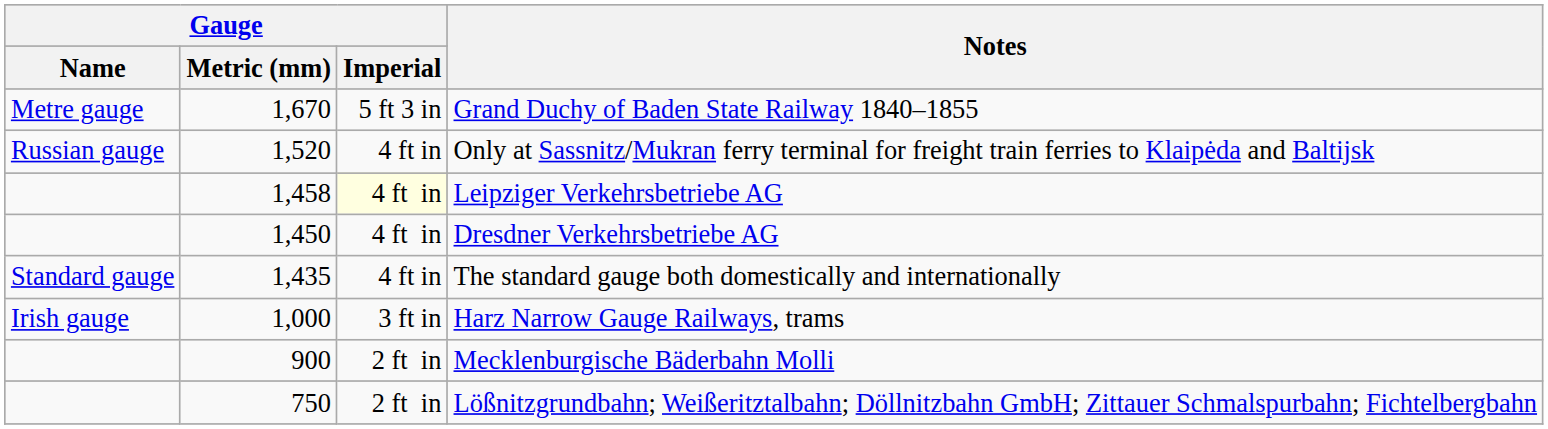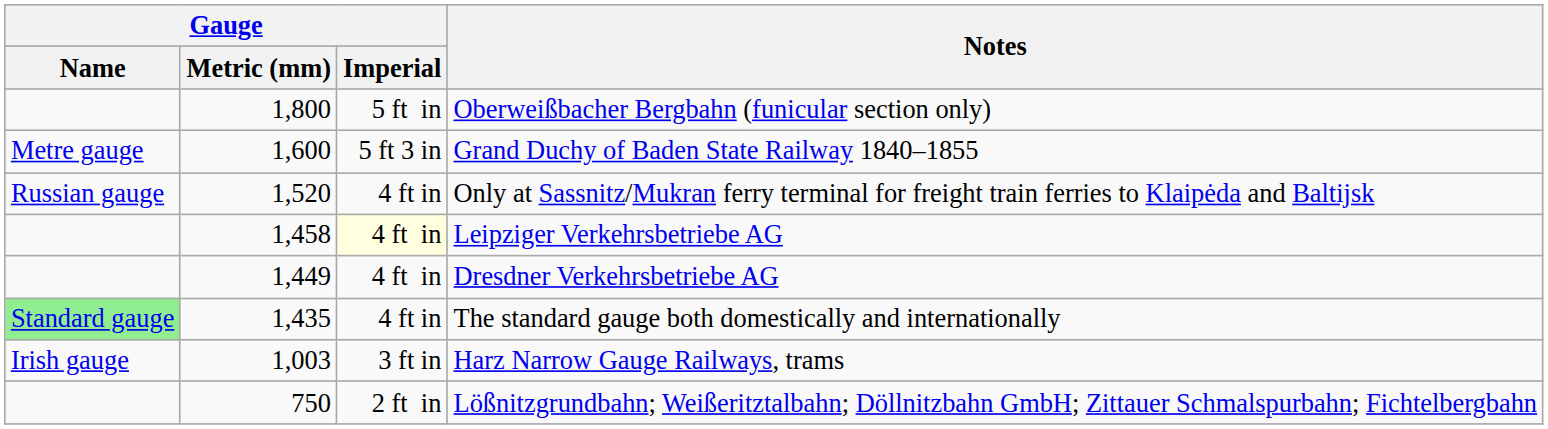+ row: (722, 109)
(301, 109) 1,670 -> (301, 151) 1,600
(301, 234) 1,450 -> (301, 276) 1,449
(93, 276) no background -> (93, 318) lightgreen background
(301, 318) 1,000 -> (301, 360) 1,003
- row: (644, 360)
